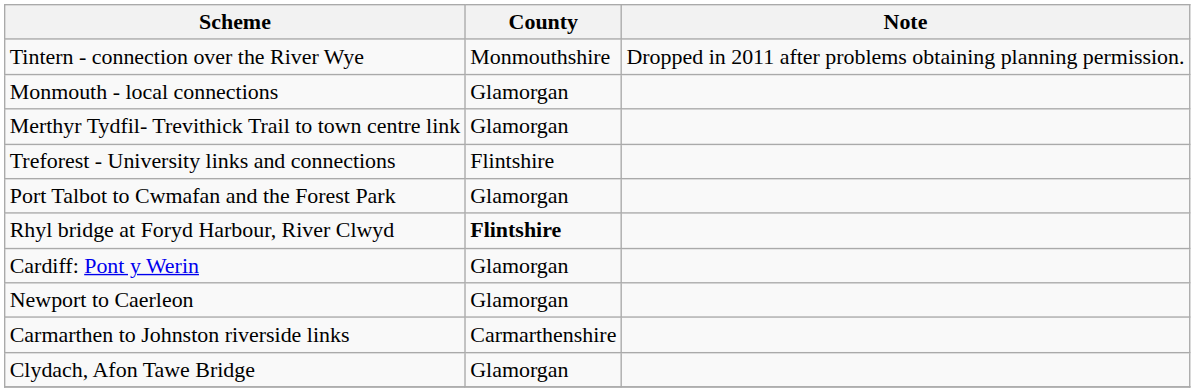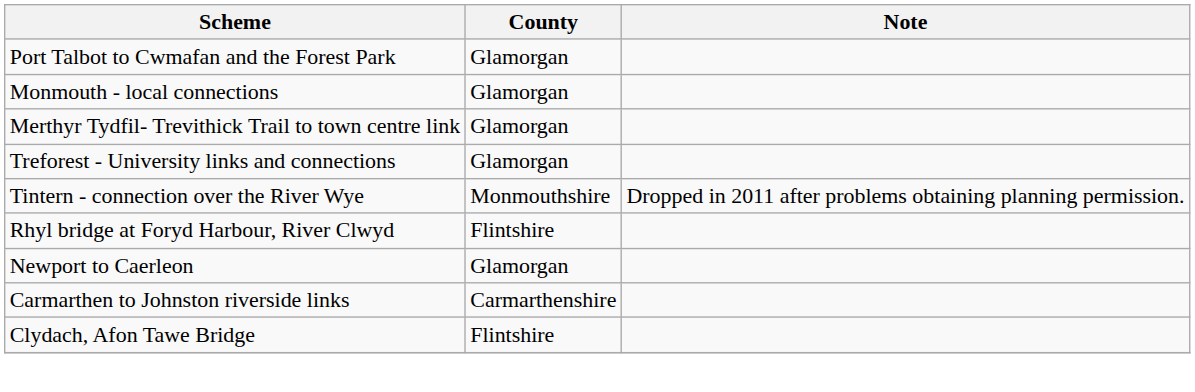rows swapped: (187, 56) <-> (203, 195)
(512, 160) Flintshire -> (519, 160) Glamorgan
(516, 230) bold -> (512, 230) normal
- row: (104, 265)
(519, 369) Glamorgan -> (512, 334) Flintshire
